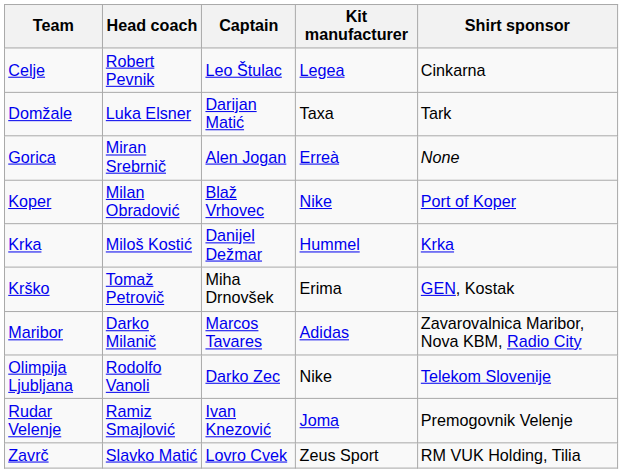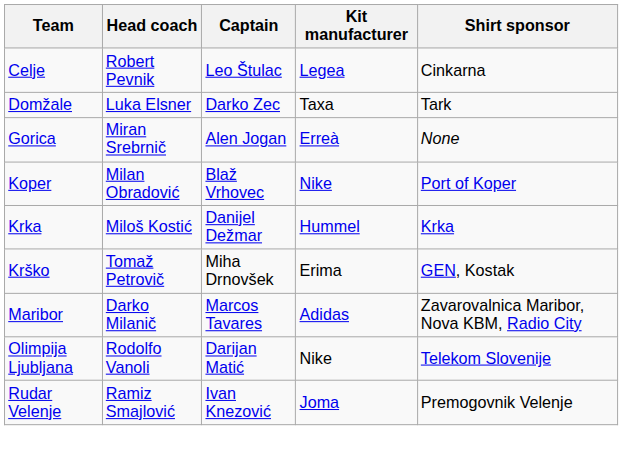(231, 114) Darijan Matić -> (243, 104) Darko Zec
(243, 376) Darko Zec -> (231, 358) Darijan Matić
- row: (28, 455)
